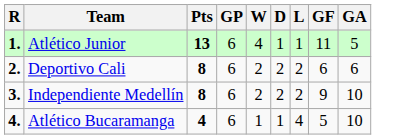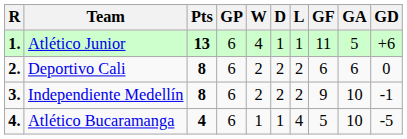+ column: (386, 17)
